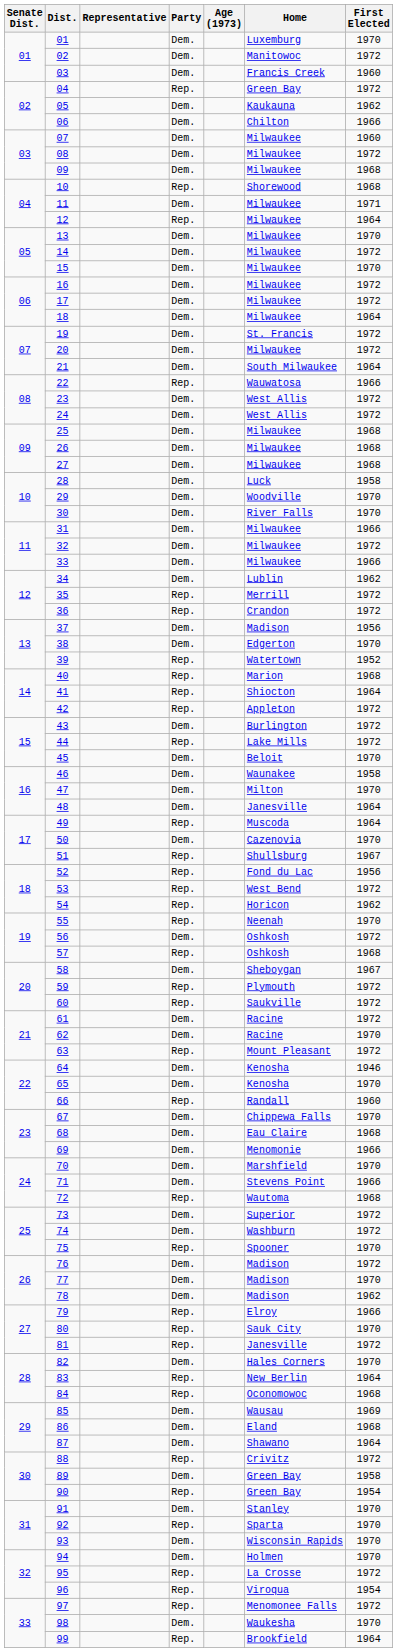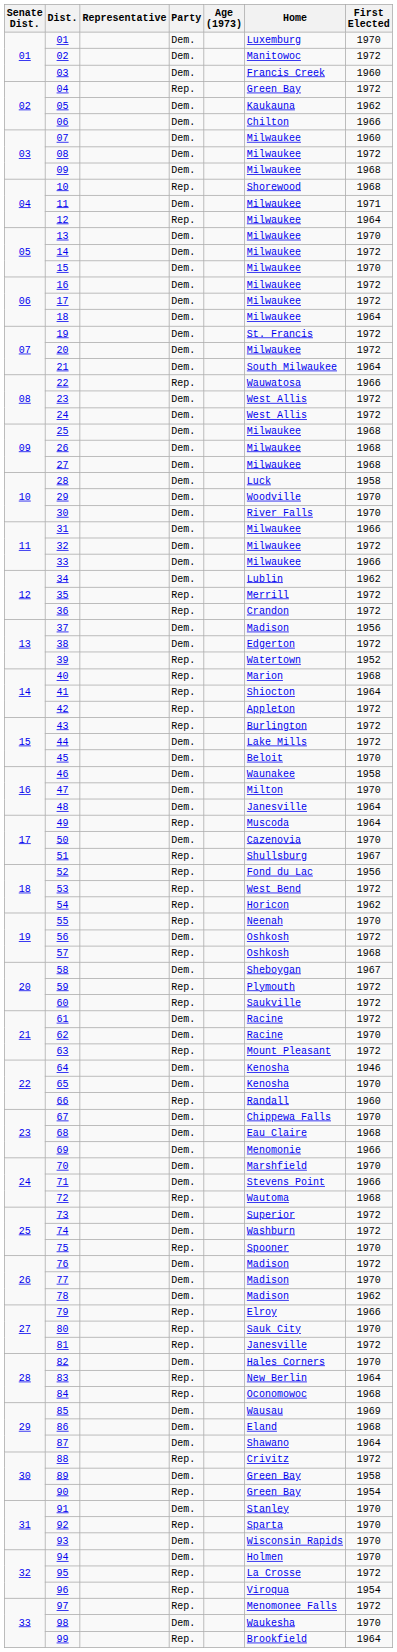(369, 644) 1970 -> (369, 644) 1972
(183, 726) Dem. -> (183, 726) Rep.
(183, 742) Rep. -> (183, 742) Dem.
